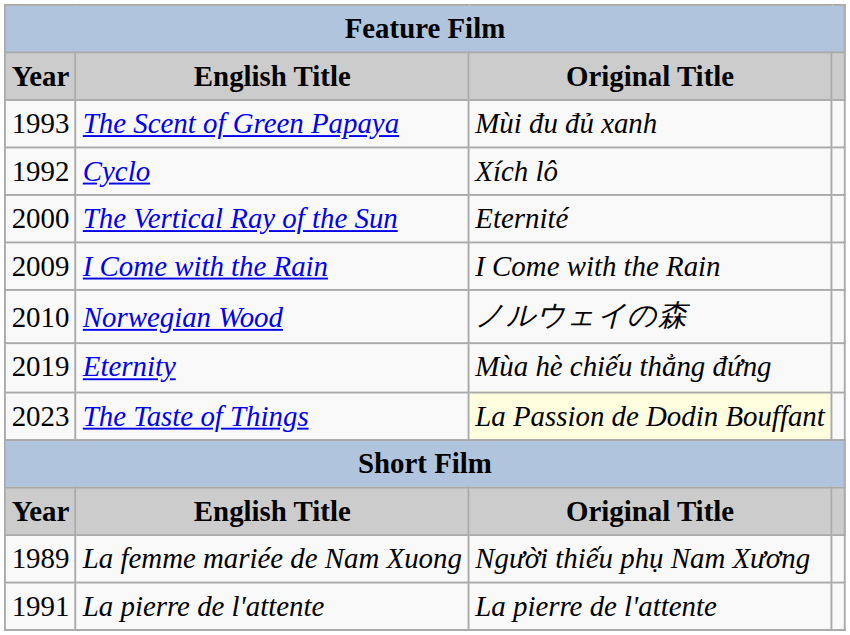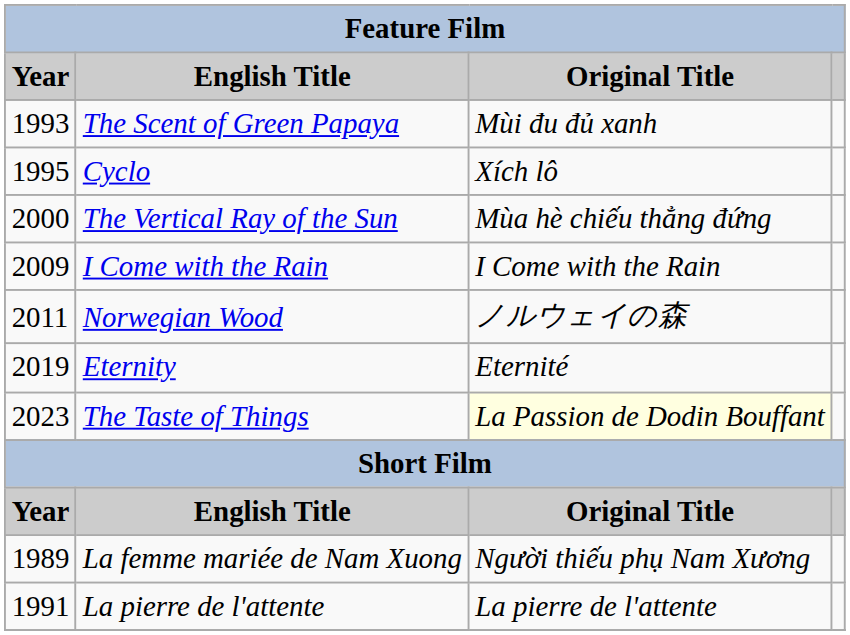(41, 171) 1992 -> (41, 171) 1995
(522, 218) Eternité -> (623, 218) Mùa hè chiếu thẳng đứng
(41, 317) 2010 -> (40, 317) 2011
(623, 367) Mùa hè chiếu thẳng đứng -> (522, 367) Eternité
